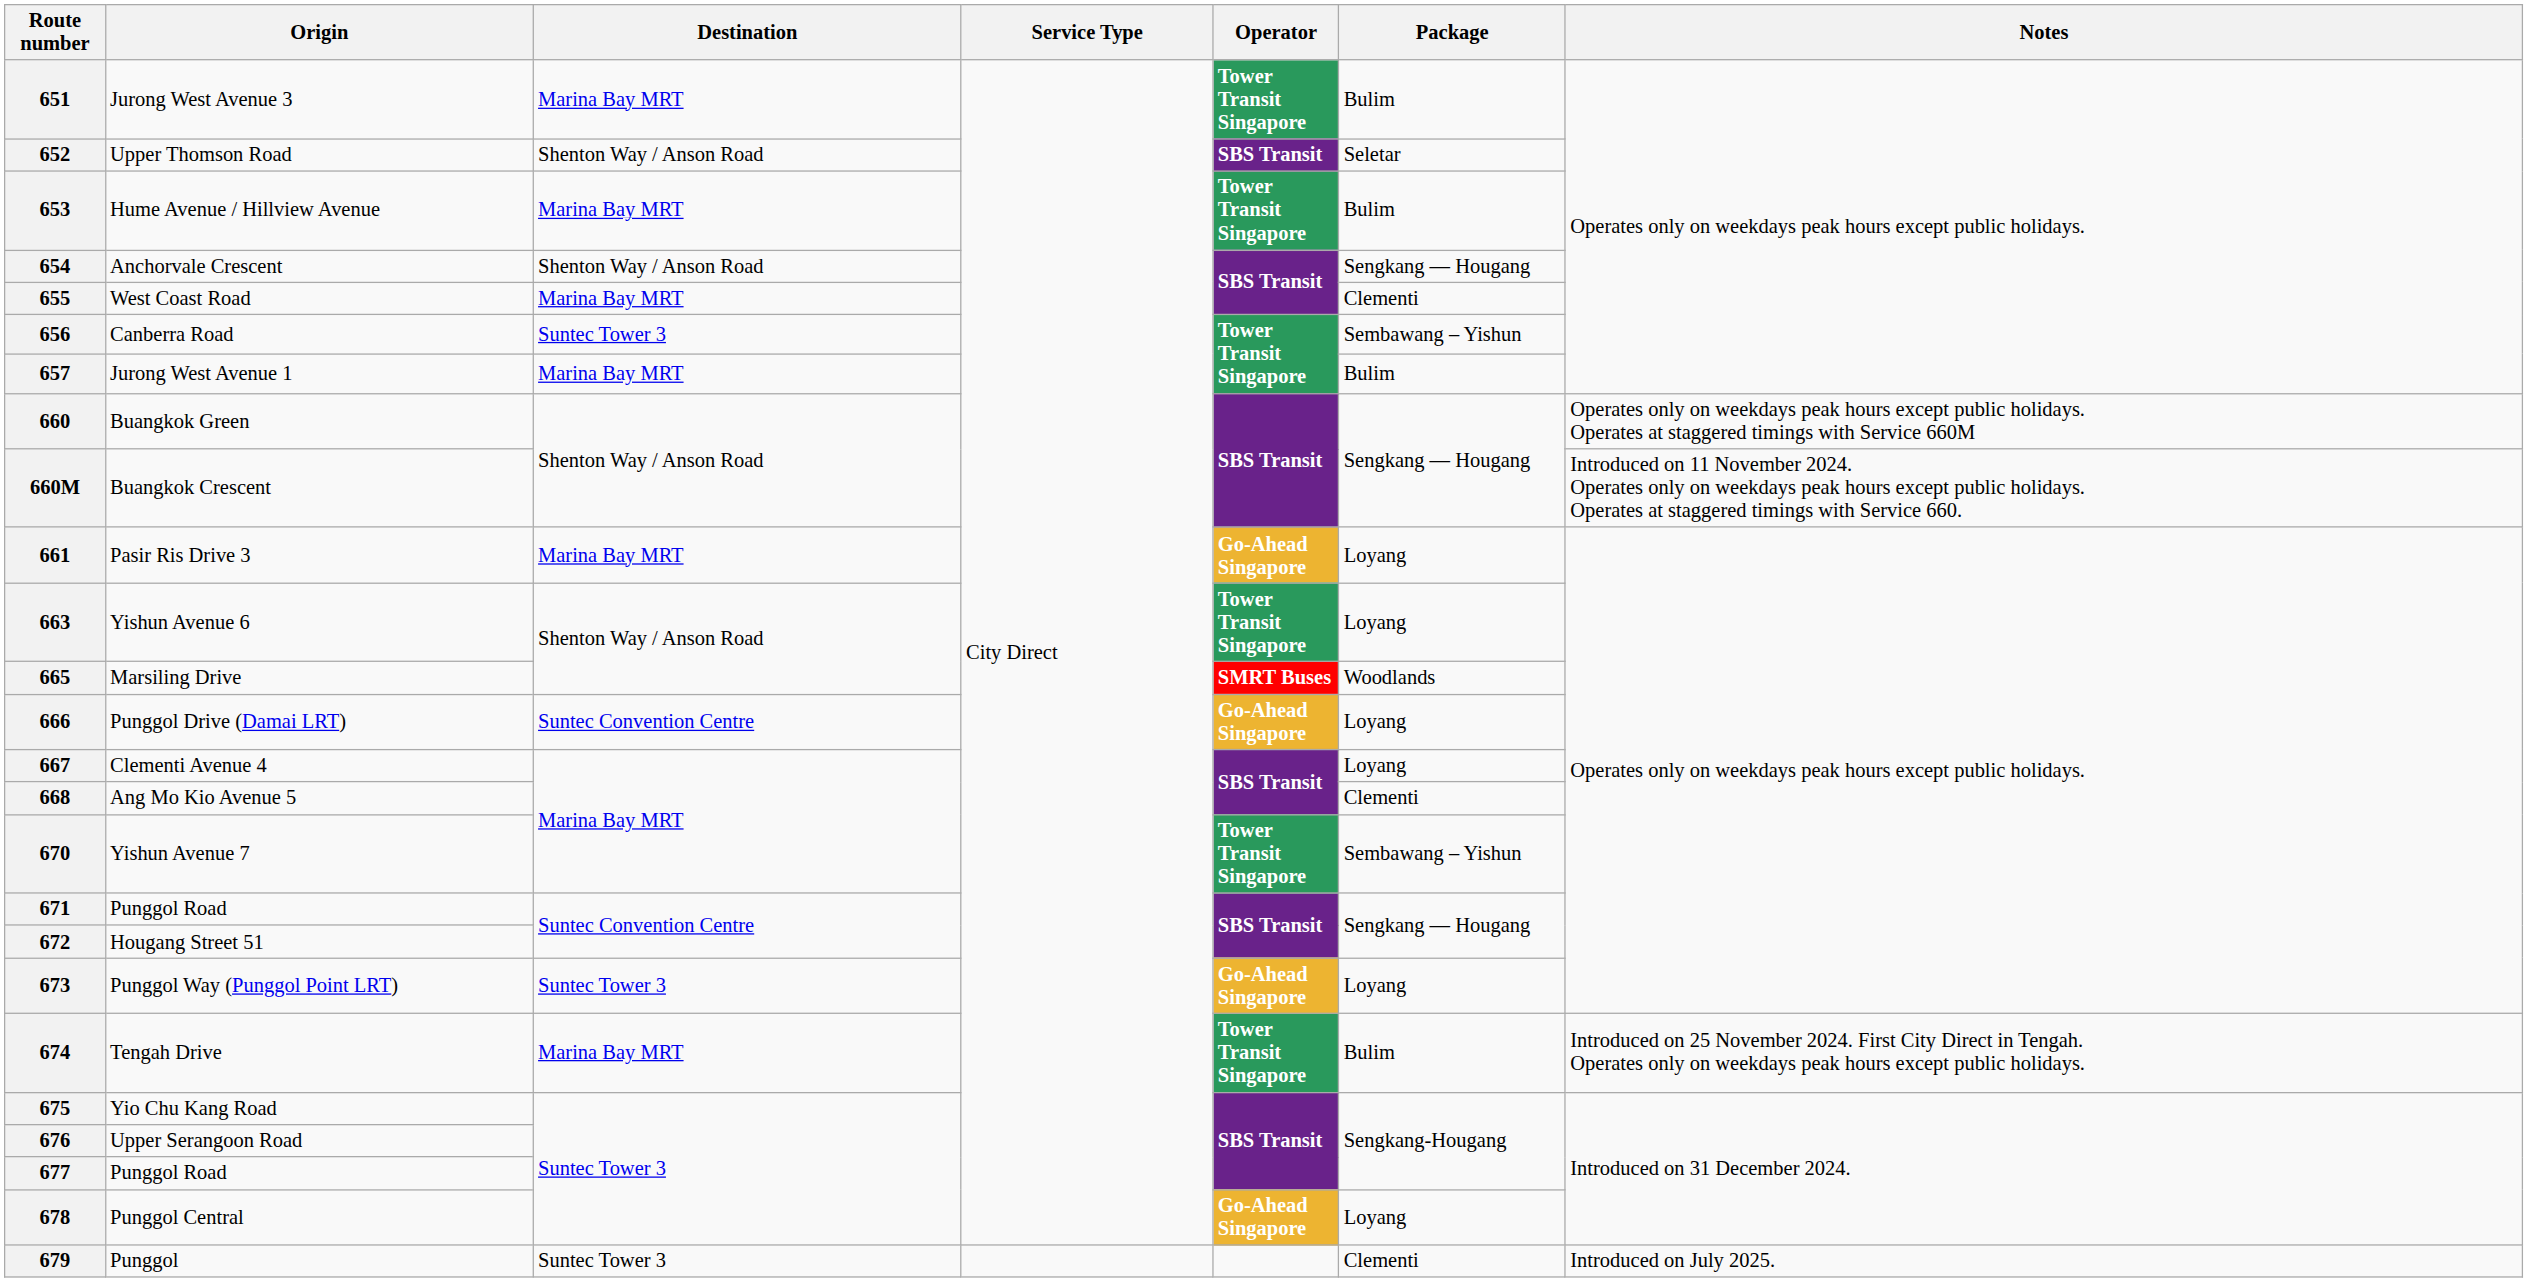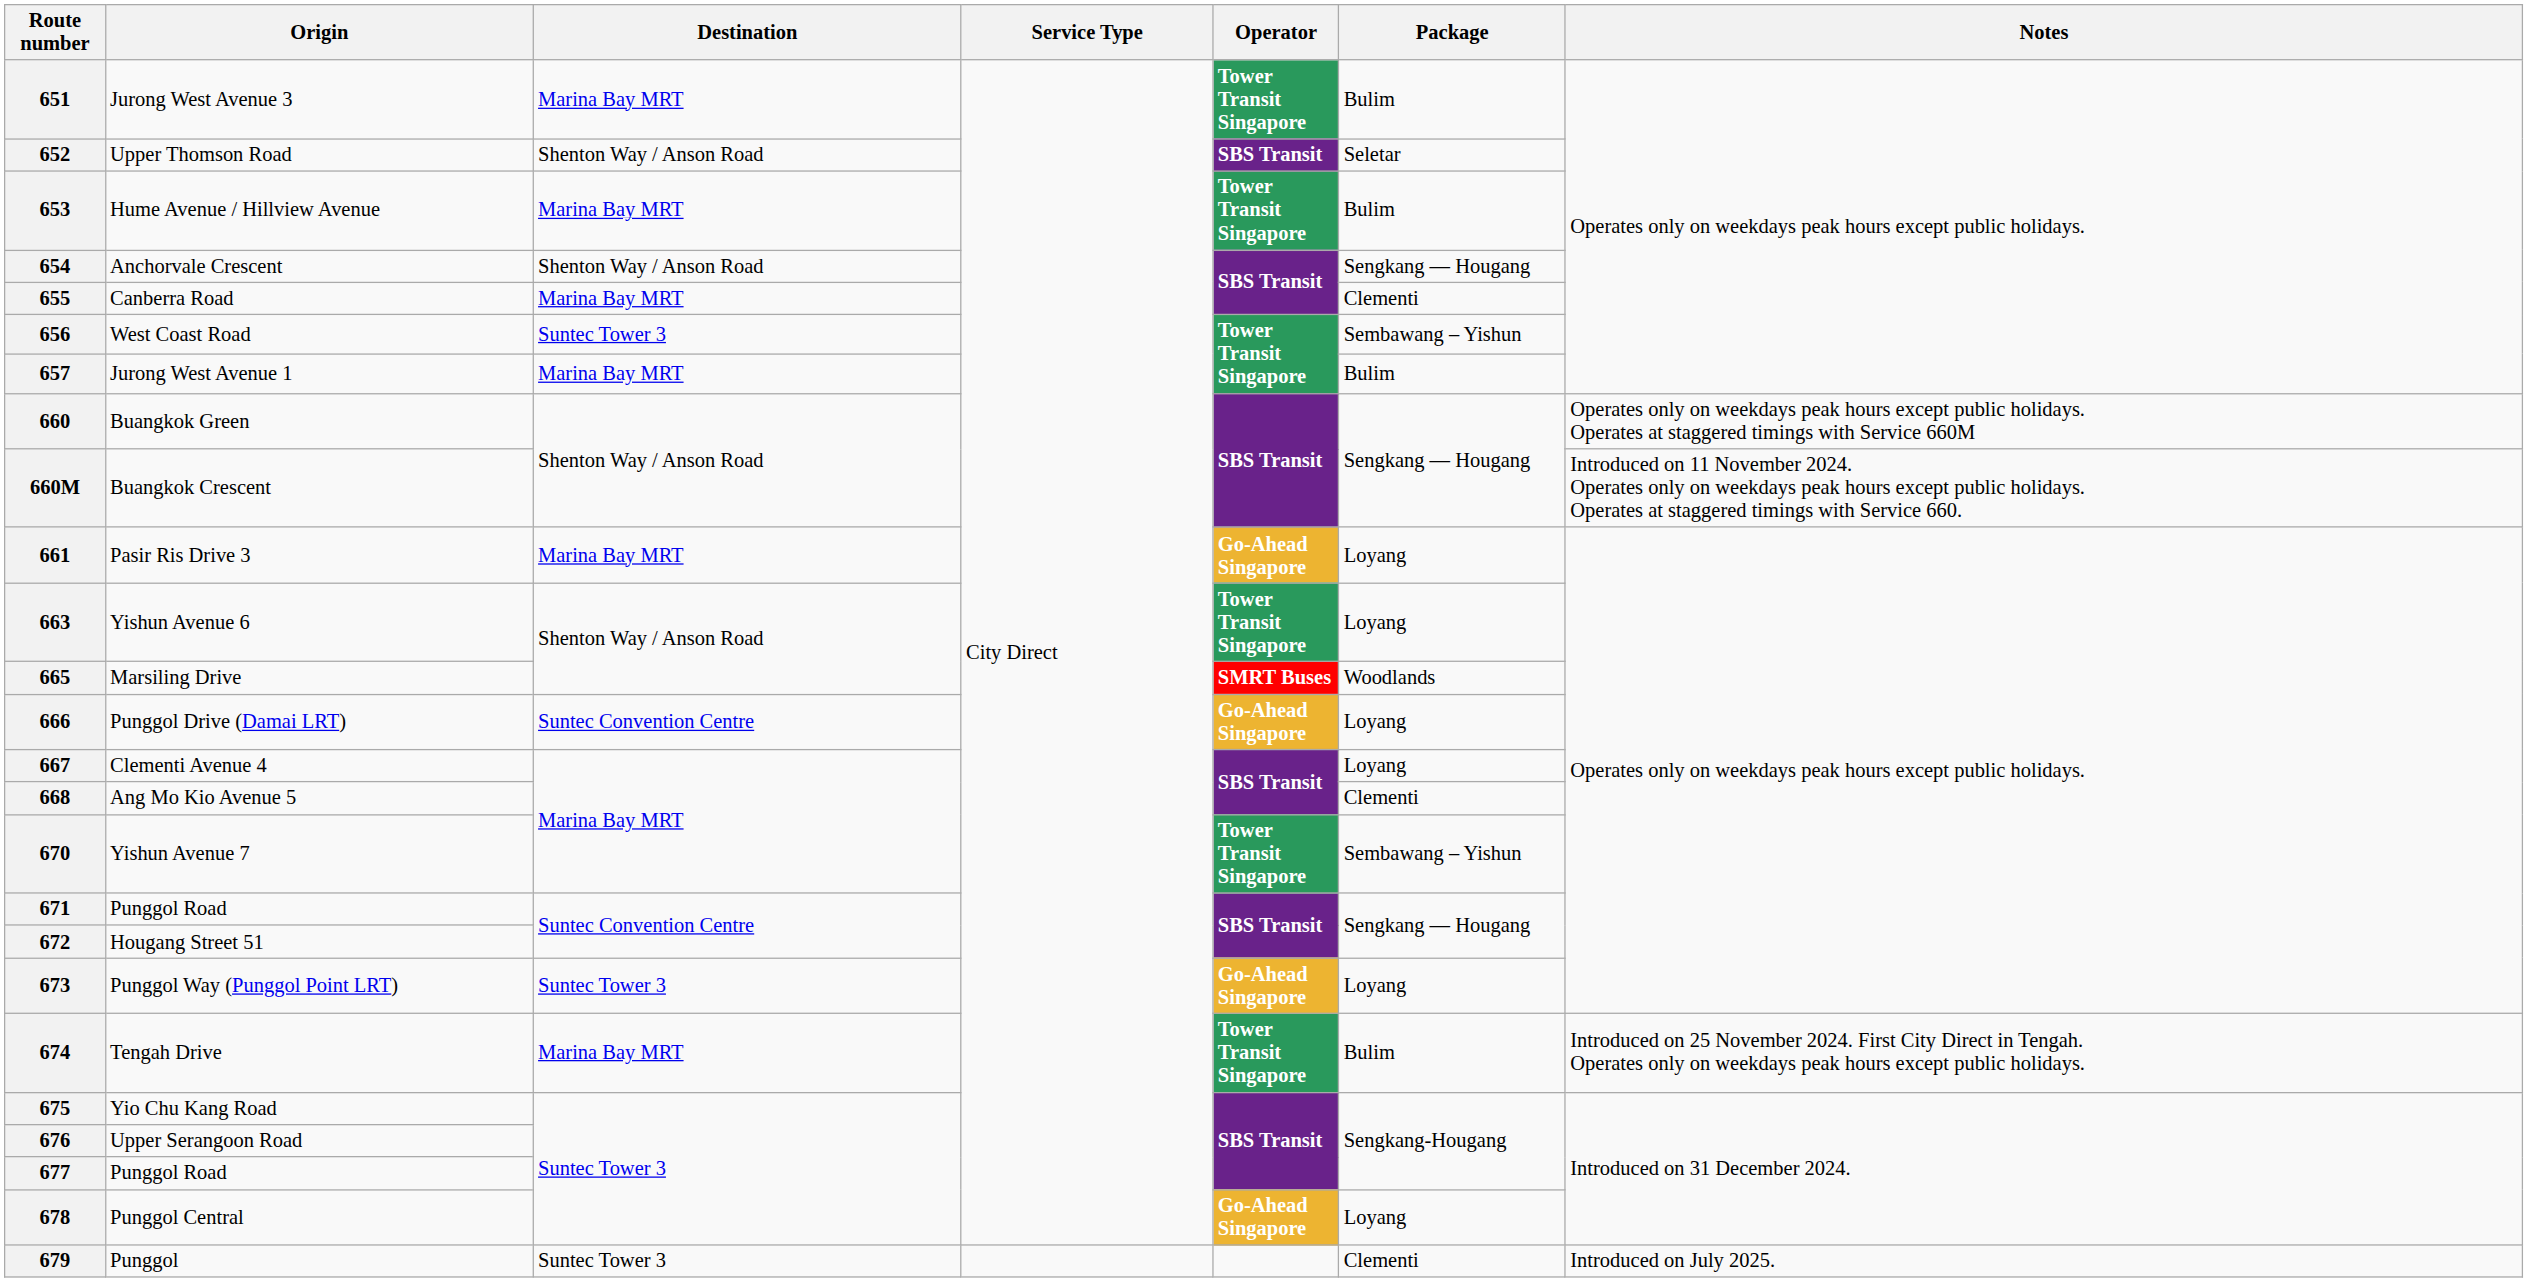(180, 298) West Coast Road -> (172, 298) Canberra Road
(172, 334) Canberra Road -> (180, 334) West Coast Road
